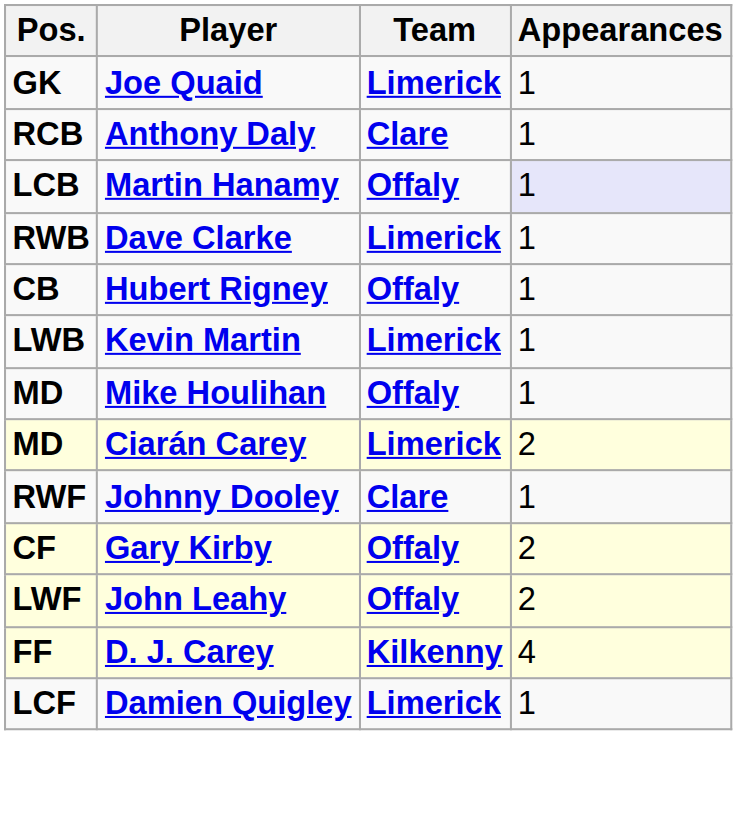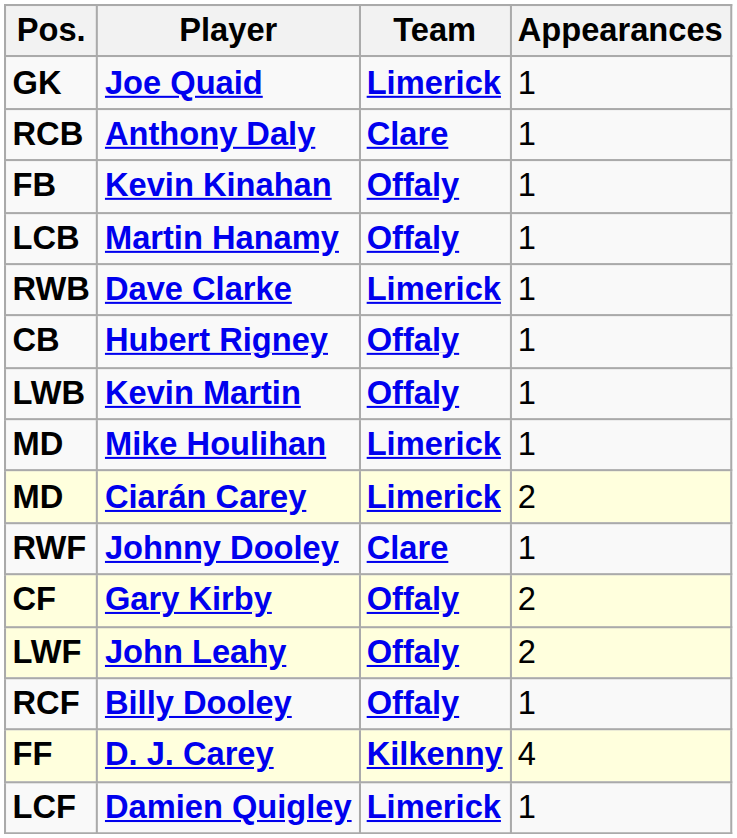+ row: (218, 185)
(527, 185) lavender background -> (527, 237) no background
(434, 340) Limerick -> (413, 392) Offaly
(413, 392) Offaly -> (434, 444) Limerick
+ row: (198, 703)
